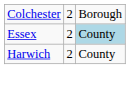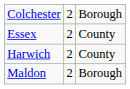(97, 34) lightblue background -> (97, 34) no background
+ row: (27, 73)
